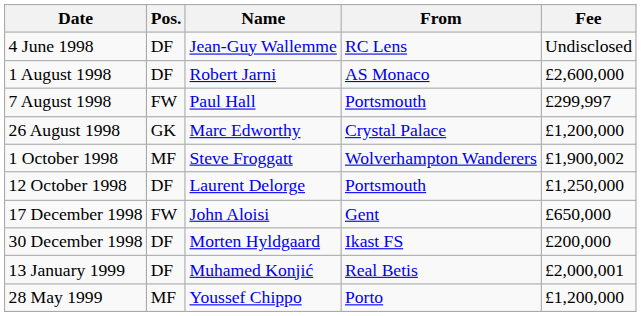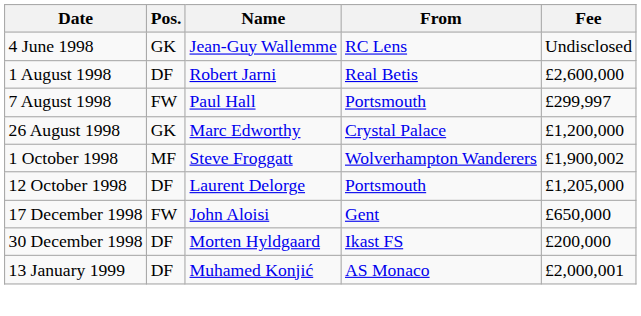(162, 46) DF -> (163, 46) GK
(387, 74) AS Monaco -> (381, 74) Real Betis
(585, 185) £1,250,000 -> (585, 185) £1,205,000
(381, 269) Real Betis -> (387, 269) AS Monaco
- row: (56, 297)
